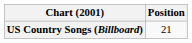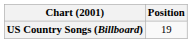(166, 30) 21 -> (166, 30) 19
